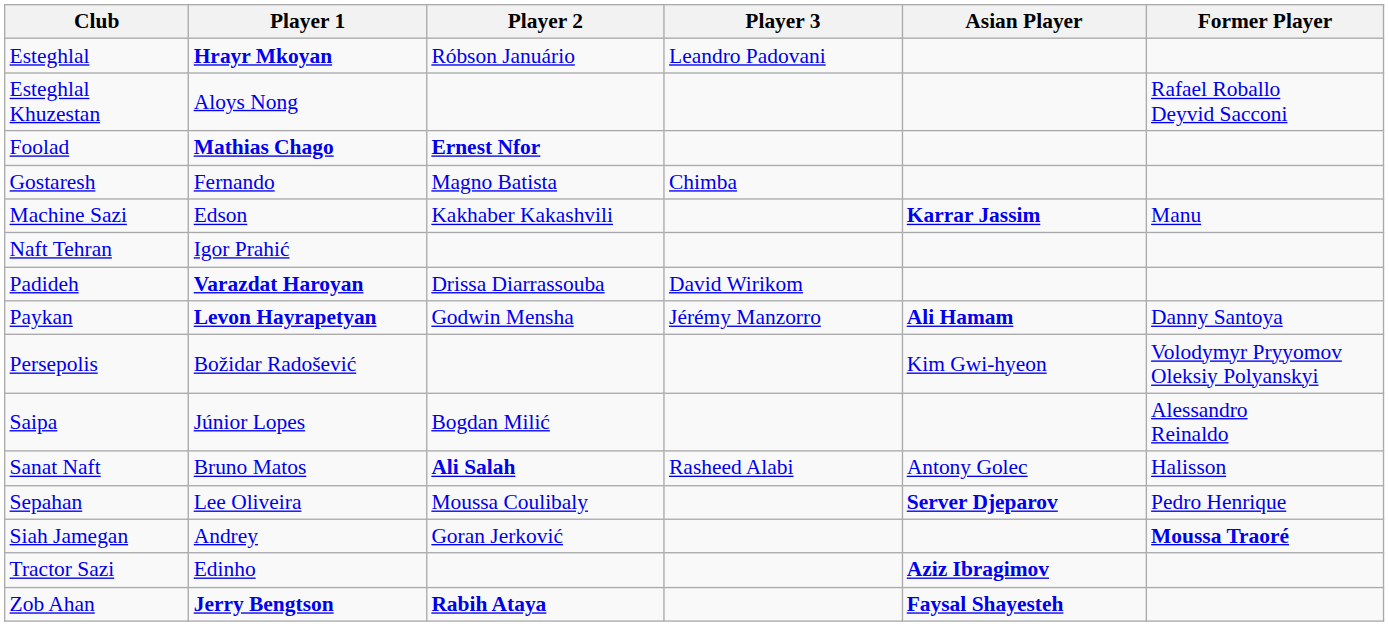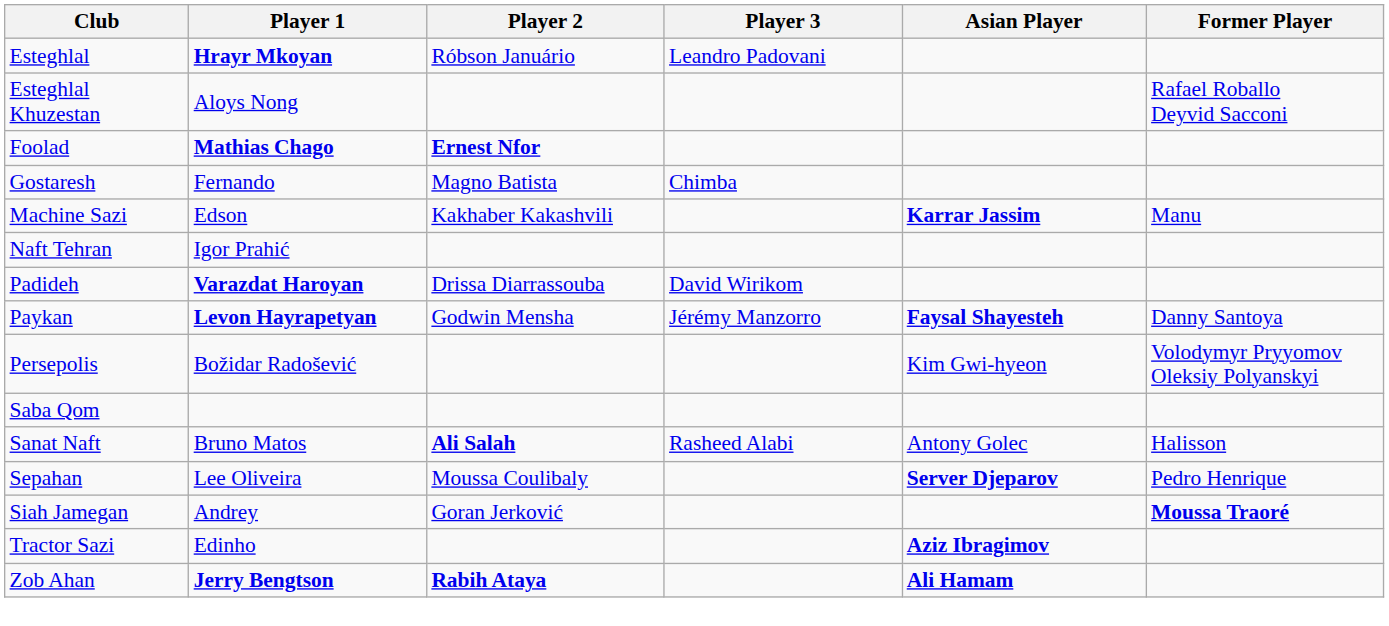(960, 317) Ali Hamam -> (985, 317) Faysal Shayesteh
+ row: (55, 409)
- row: (33, 421)
(985, 603) Faysal Shayesteh -> (960, 579) Ali Hamam
